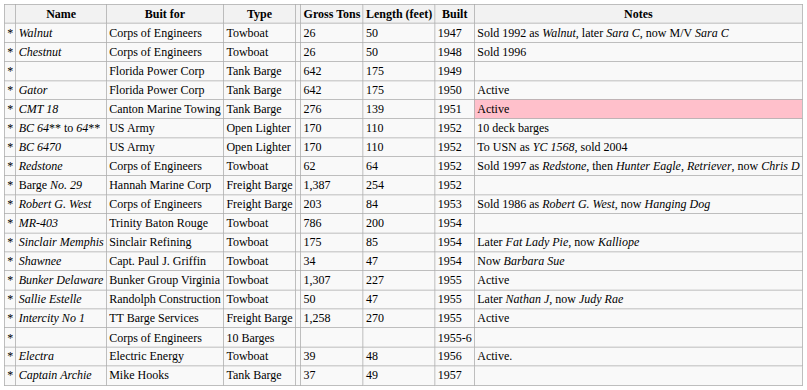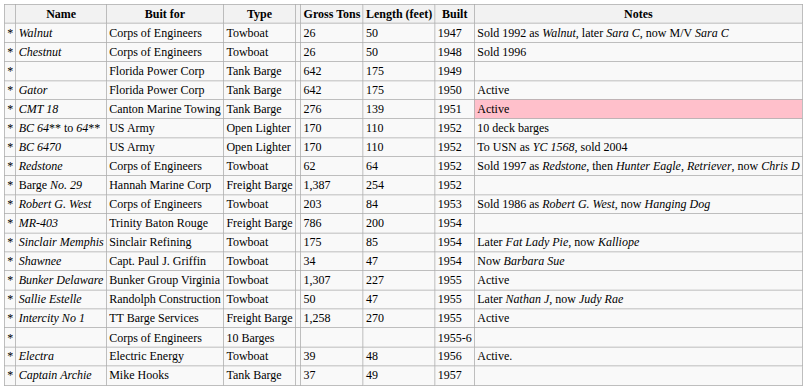(259, 204) Freight Barge -> (247, 204) Towboat
(247, 223) Towboat -> (259, 223) Freight Barge
